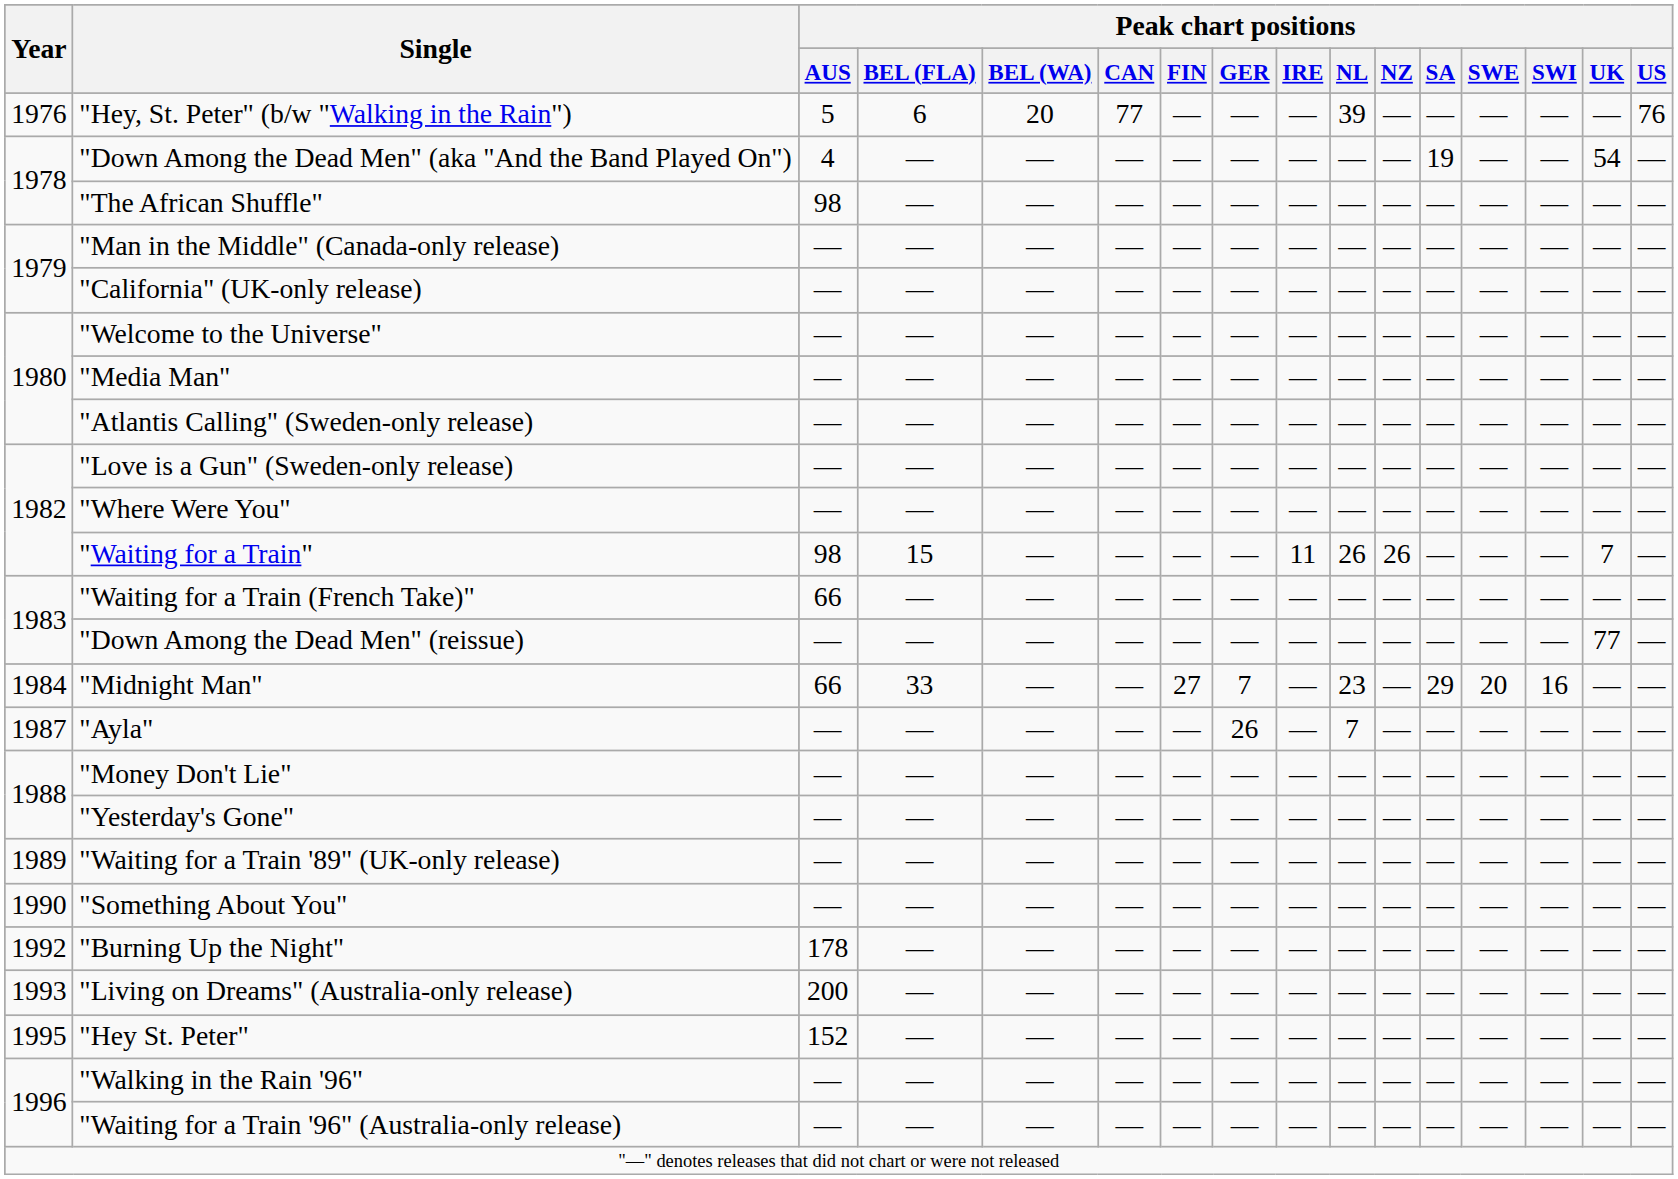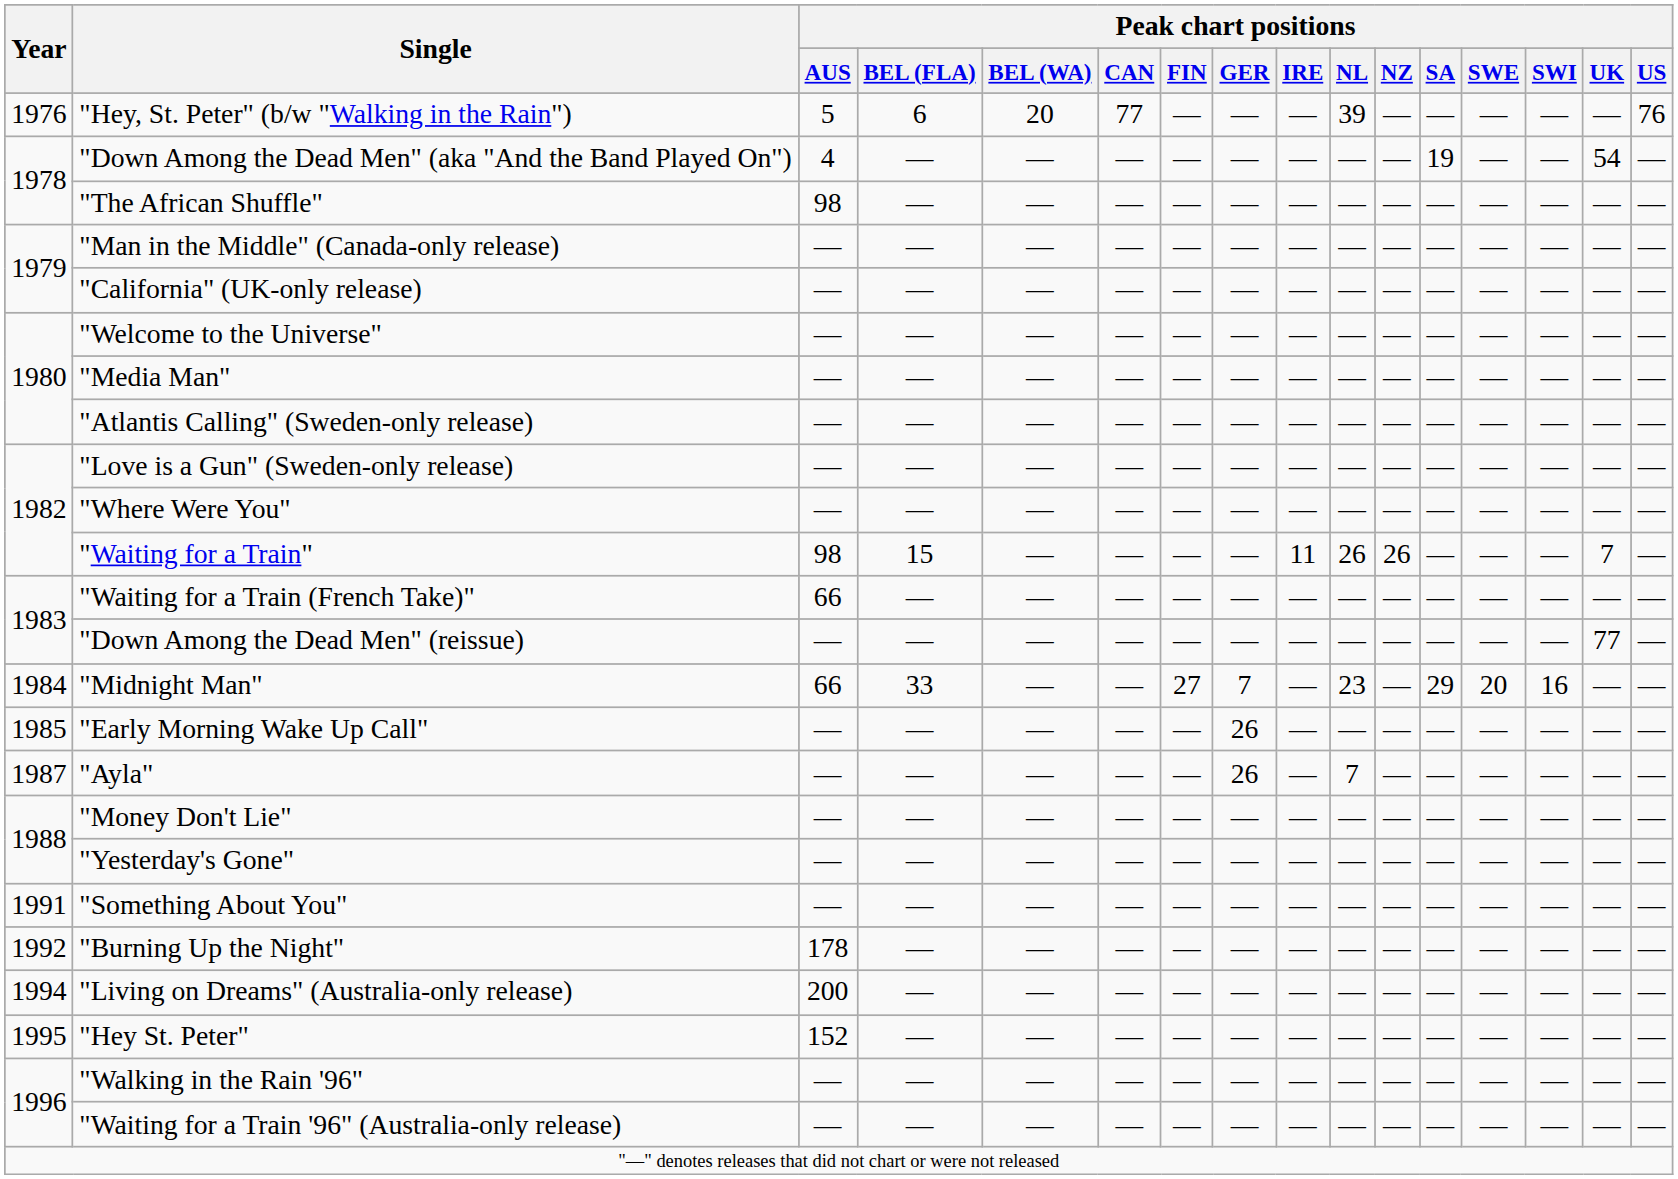+ row: (254, 728)
- row: (320, 860)
(39, 904) 1990 -> (39, 904) 1991
(39, 992) 1993 -> (39, 992) 1994
